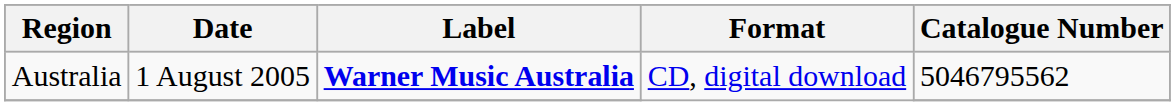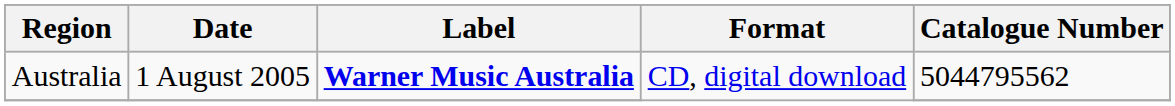(995, 75) 5046795562 -> (995, 75) 5044795562
